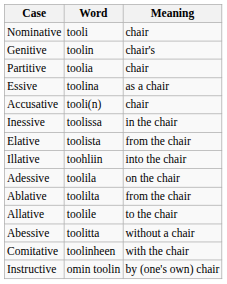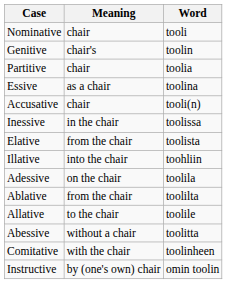columns swapped: (93, 13) <-> (172, 13)
